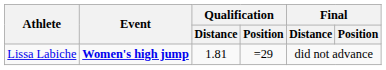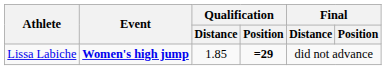(216, 54) 1.81 -> (216, 54) 1.85
(263, 54) normal -> (263, 54) bold
